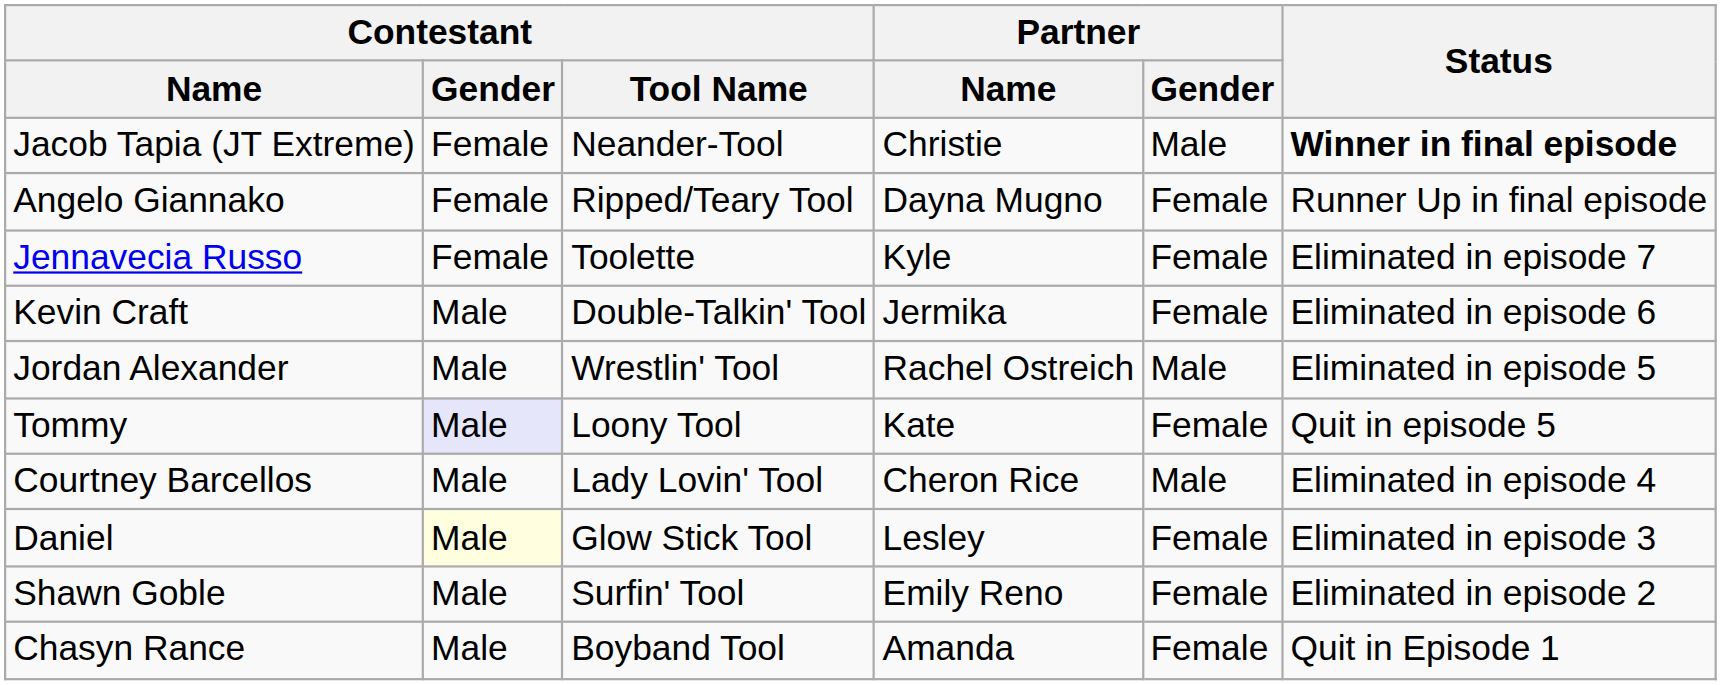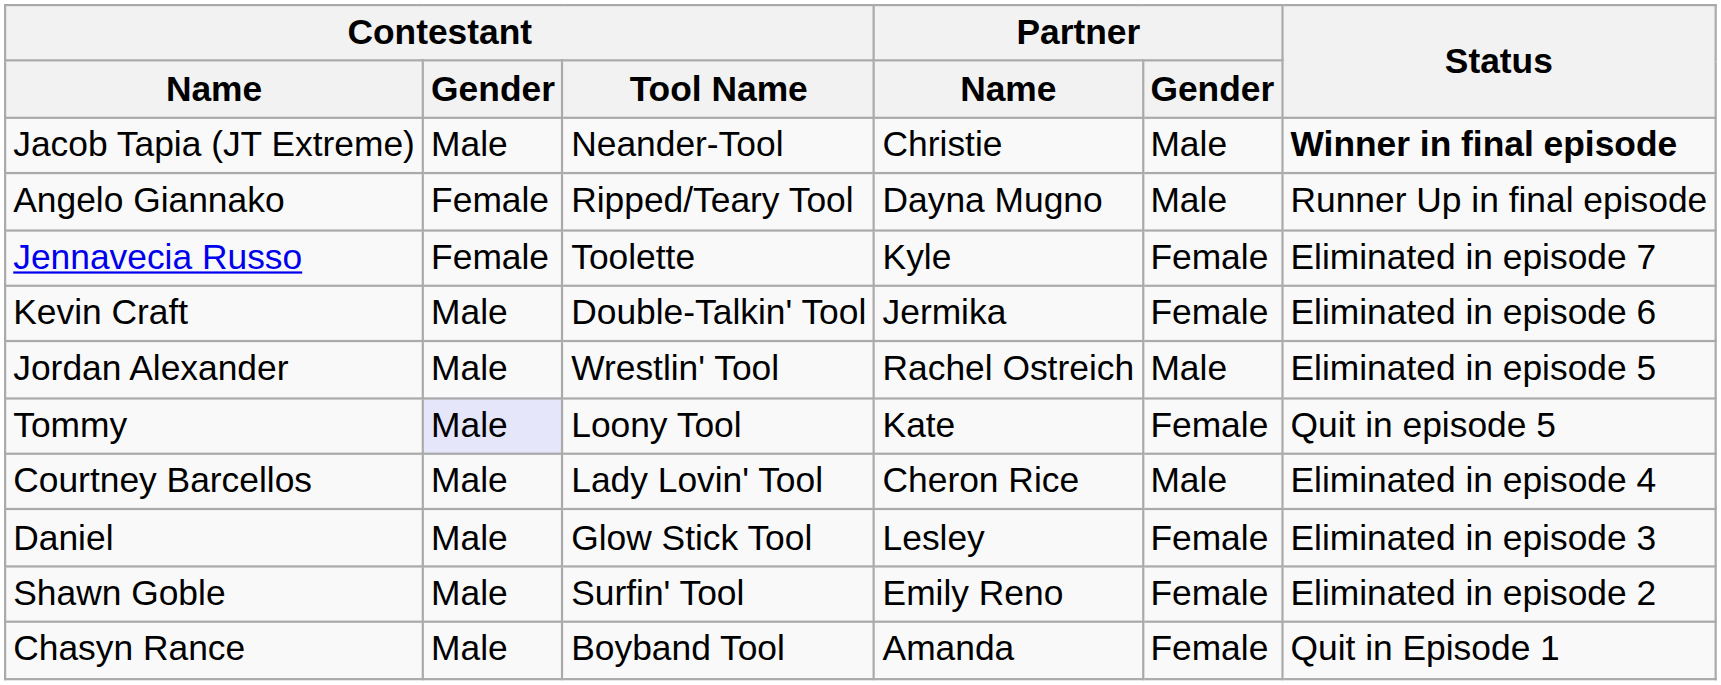(490, 144) Female -> (469, 144) Male
(1209, 200) Female -> (1189, 200) Male
(469, 537) lightyellow background -> (469, 537) no background
